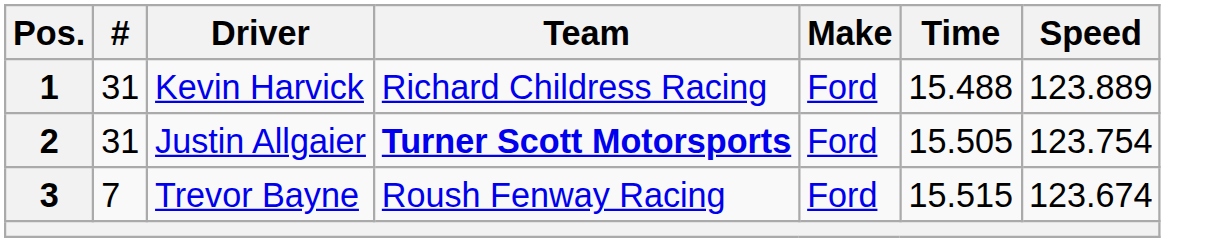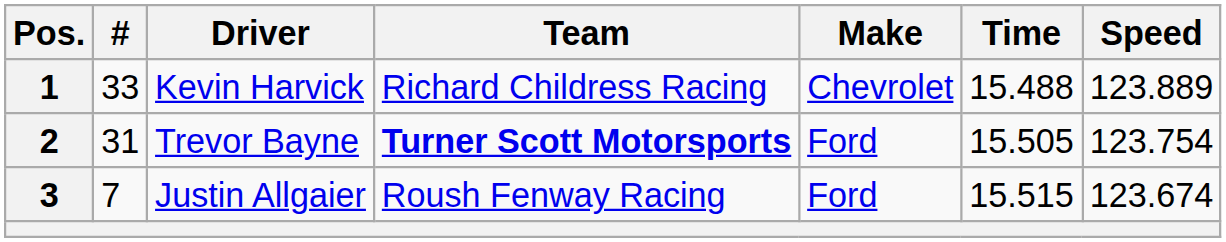(120, 87) 31 -> (120, 87) 33
(842, 87) Ford -> (880, 87) Chevrolet
(260, 141) Justin Allgaier -> (257, 141) Trevor Bayne
(257, 195) Trevor Bayne -> (260, 195) Justin Allgaier
